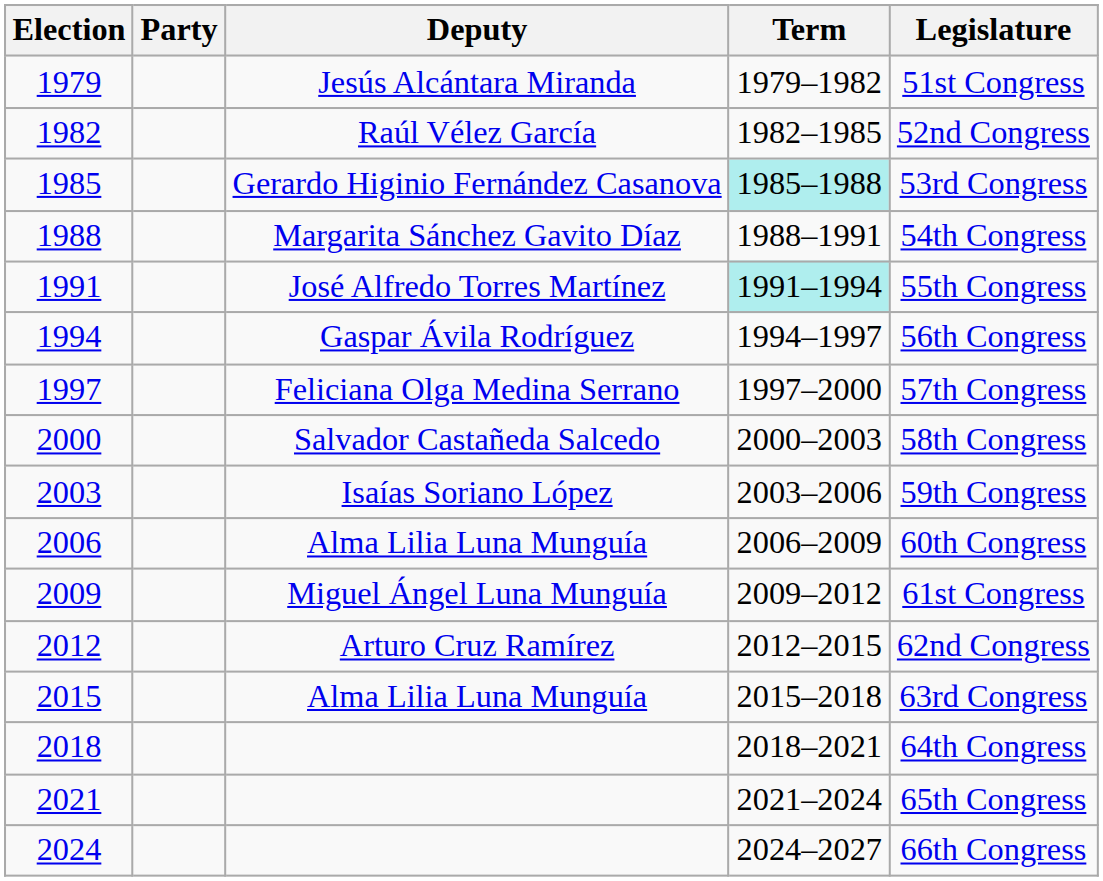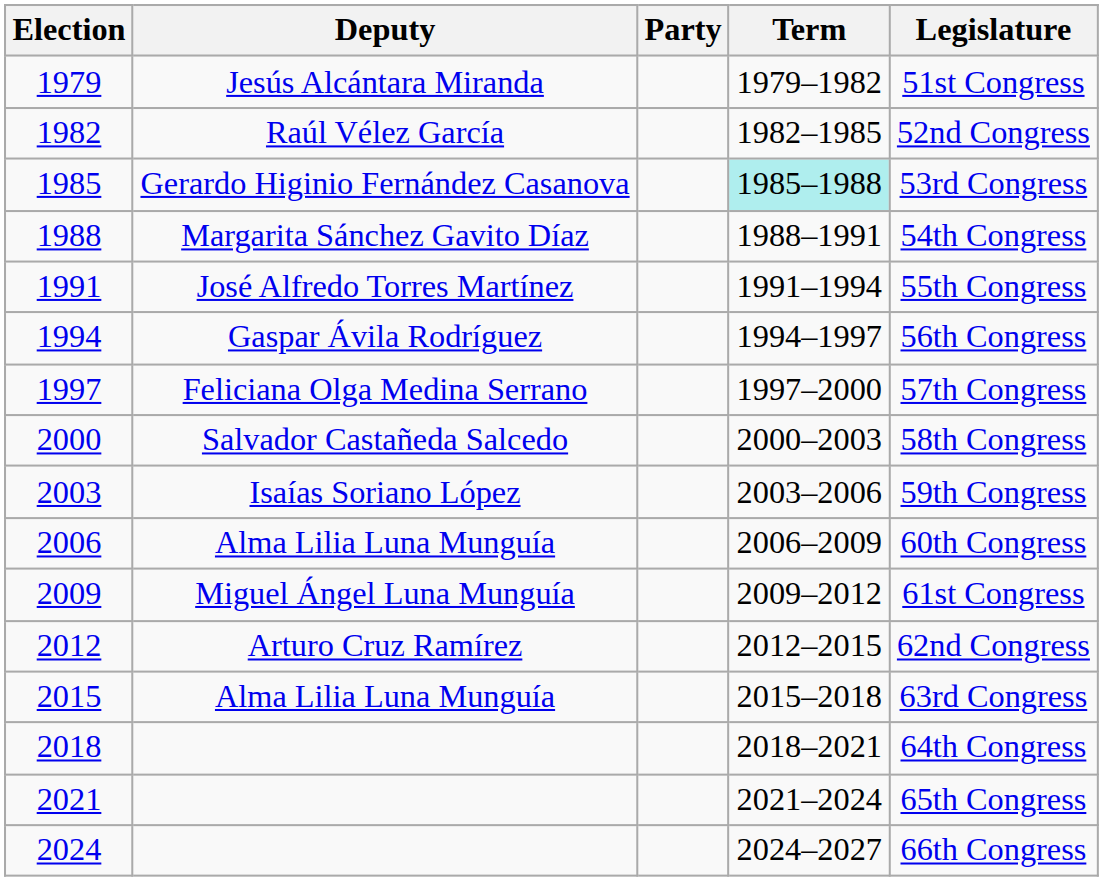columns swapped: (477, 30) <-> (179, 30)
(809, 286) paleturquoise background -> (809, 286) no background
